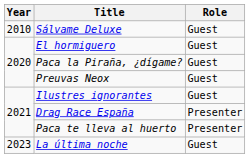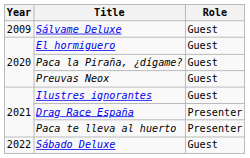(19, 29) 2010 -> (19, 29) 2009
+ row: (76, 145)
- row: (82, 145)
